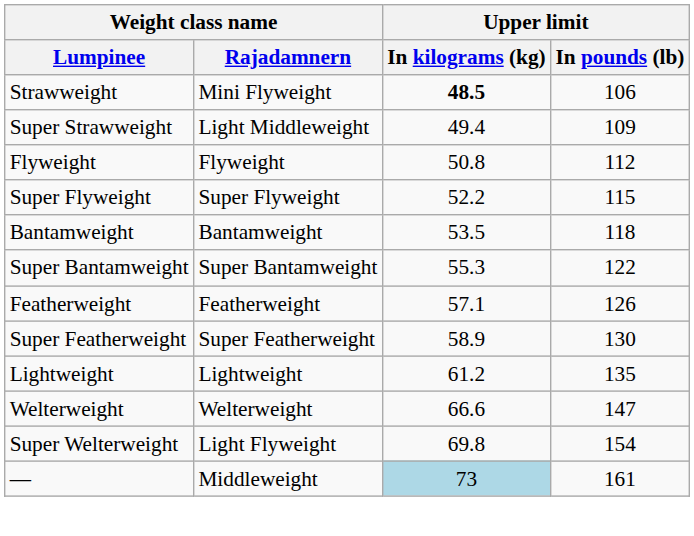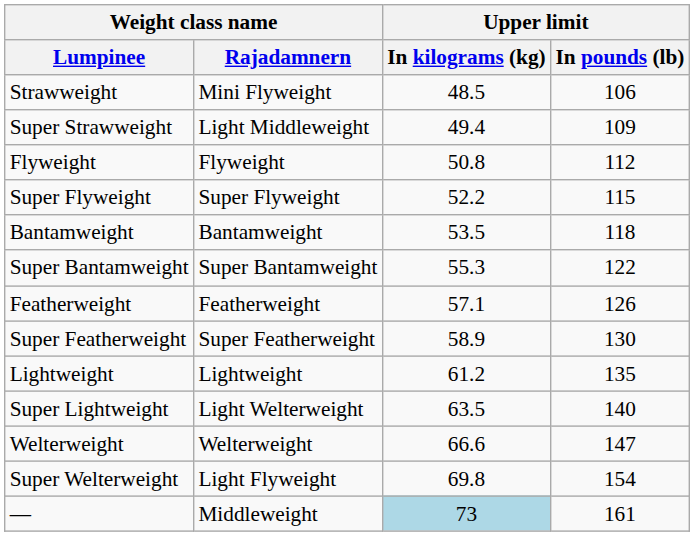(466, 92) bold -> (466, 92) normal
+ row: (89, 408)
